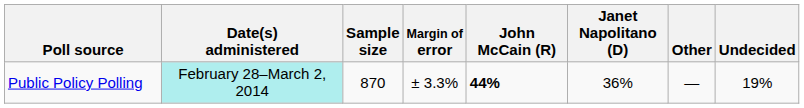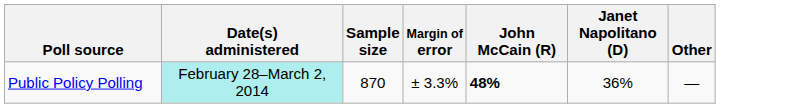- column: (757, 50)
(485, 82) 44% -> (485, 82) 48%
